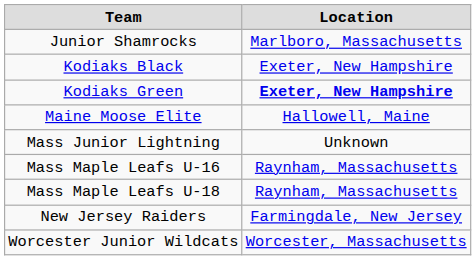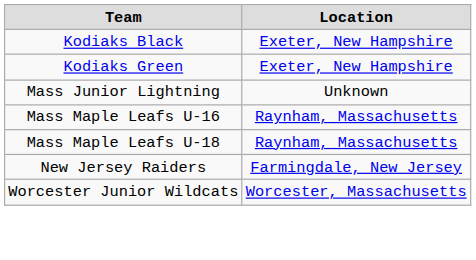- row: (123, 42)
(356, 92) bold -> (356, 67) normal
- row: (123, 117)
